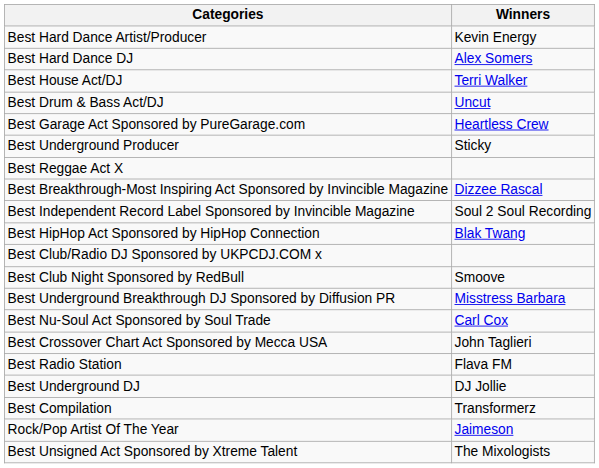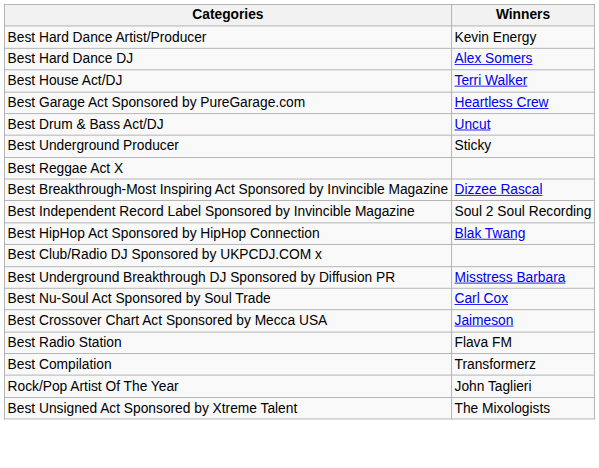rows swapped: (156, 124) <-> (86, 102)
- row: (126, 277)
(493, 342) John Taglieri -> (484, 320) Jaimeson
- row: (74, 386)
(484, 430) Jaimeson -> (493, 386) John Taglieri
